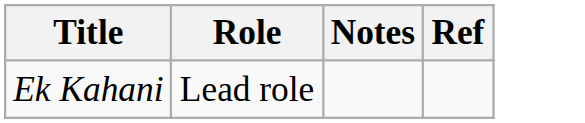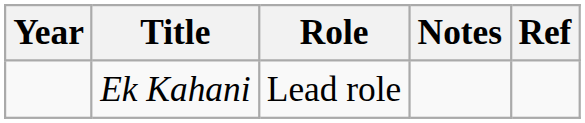+ column: (49, 32)
